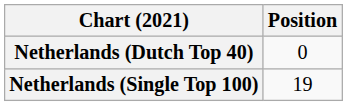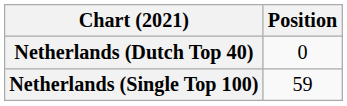(303, 84) 19 -> (303, 84) 59
